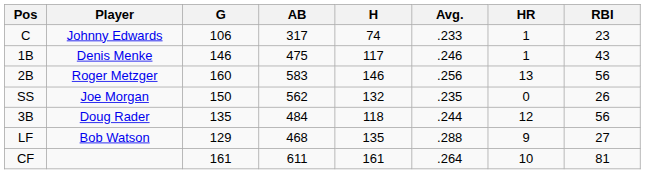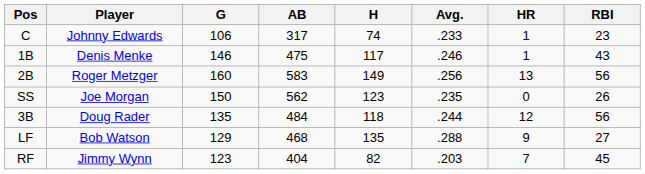(373, 76) 146 -> (373, 76) 149
(373, 96) 132 -> (373, 96) 123
- row: (26, 158)
+ row: (26, 158)
